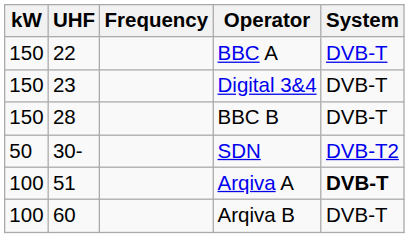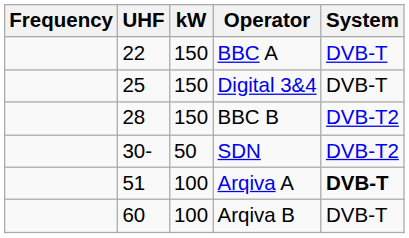columns swapped: (156, 20) <-> (26, 20)
(64, 85) 23 -> (134, 85) 25
(357, 118) DVB-T -> (362, 118) DVB-T2
